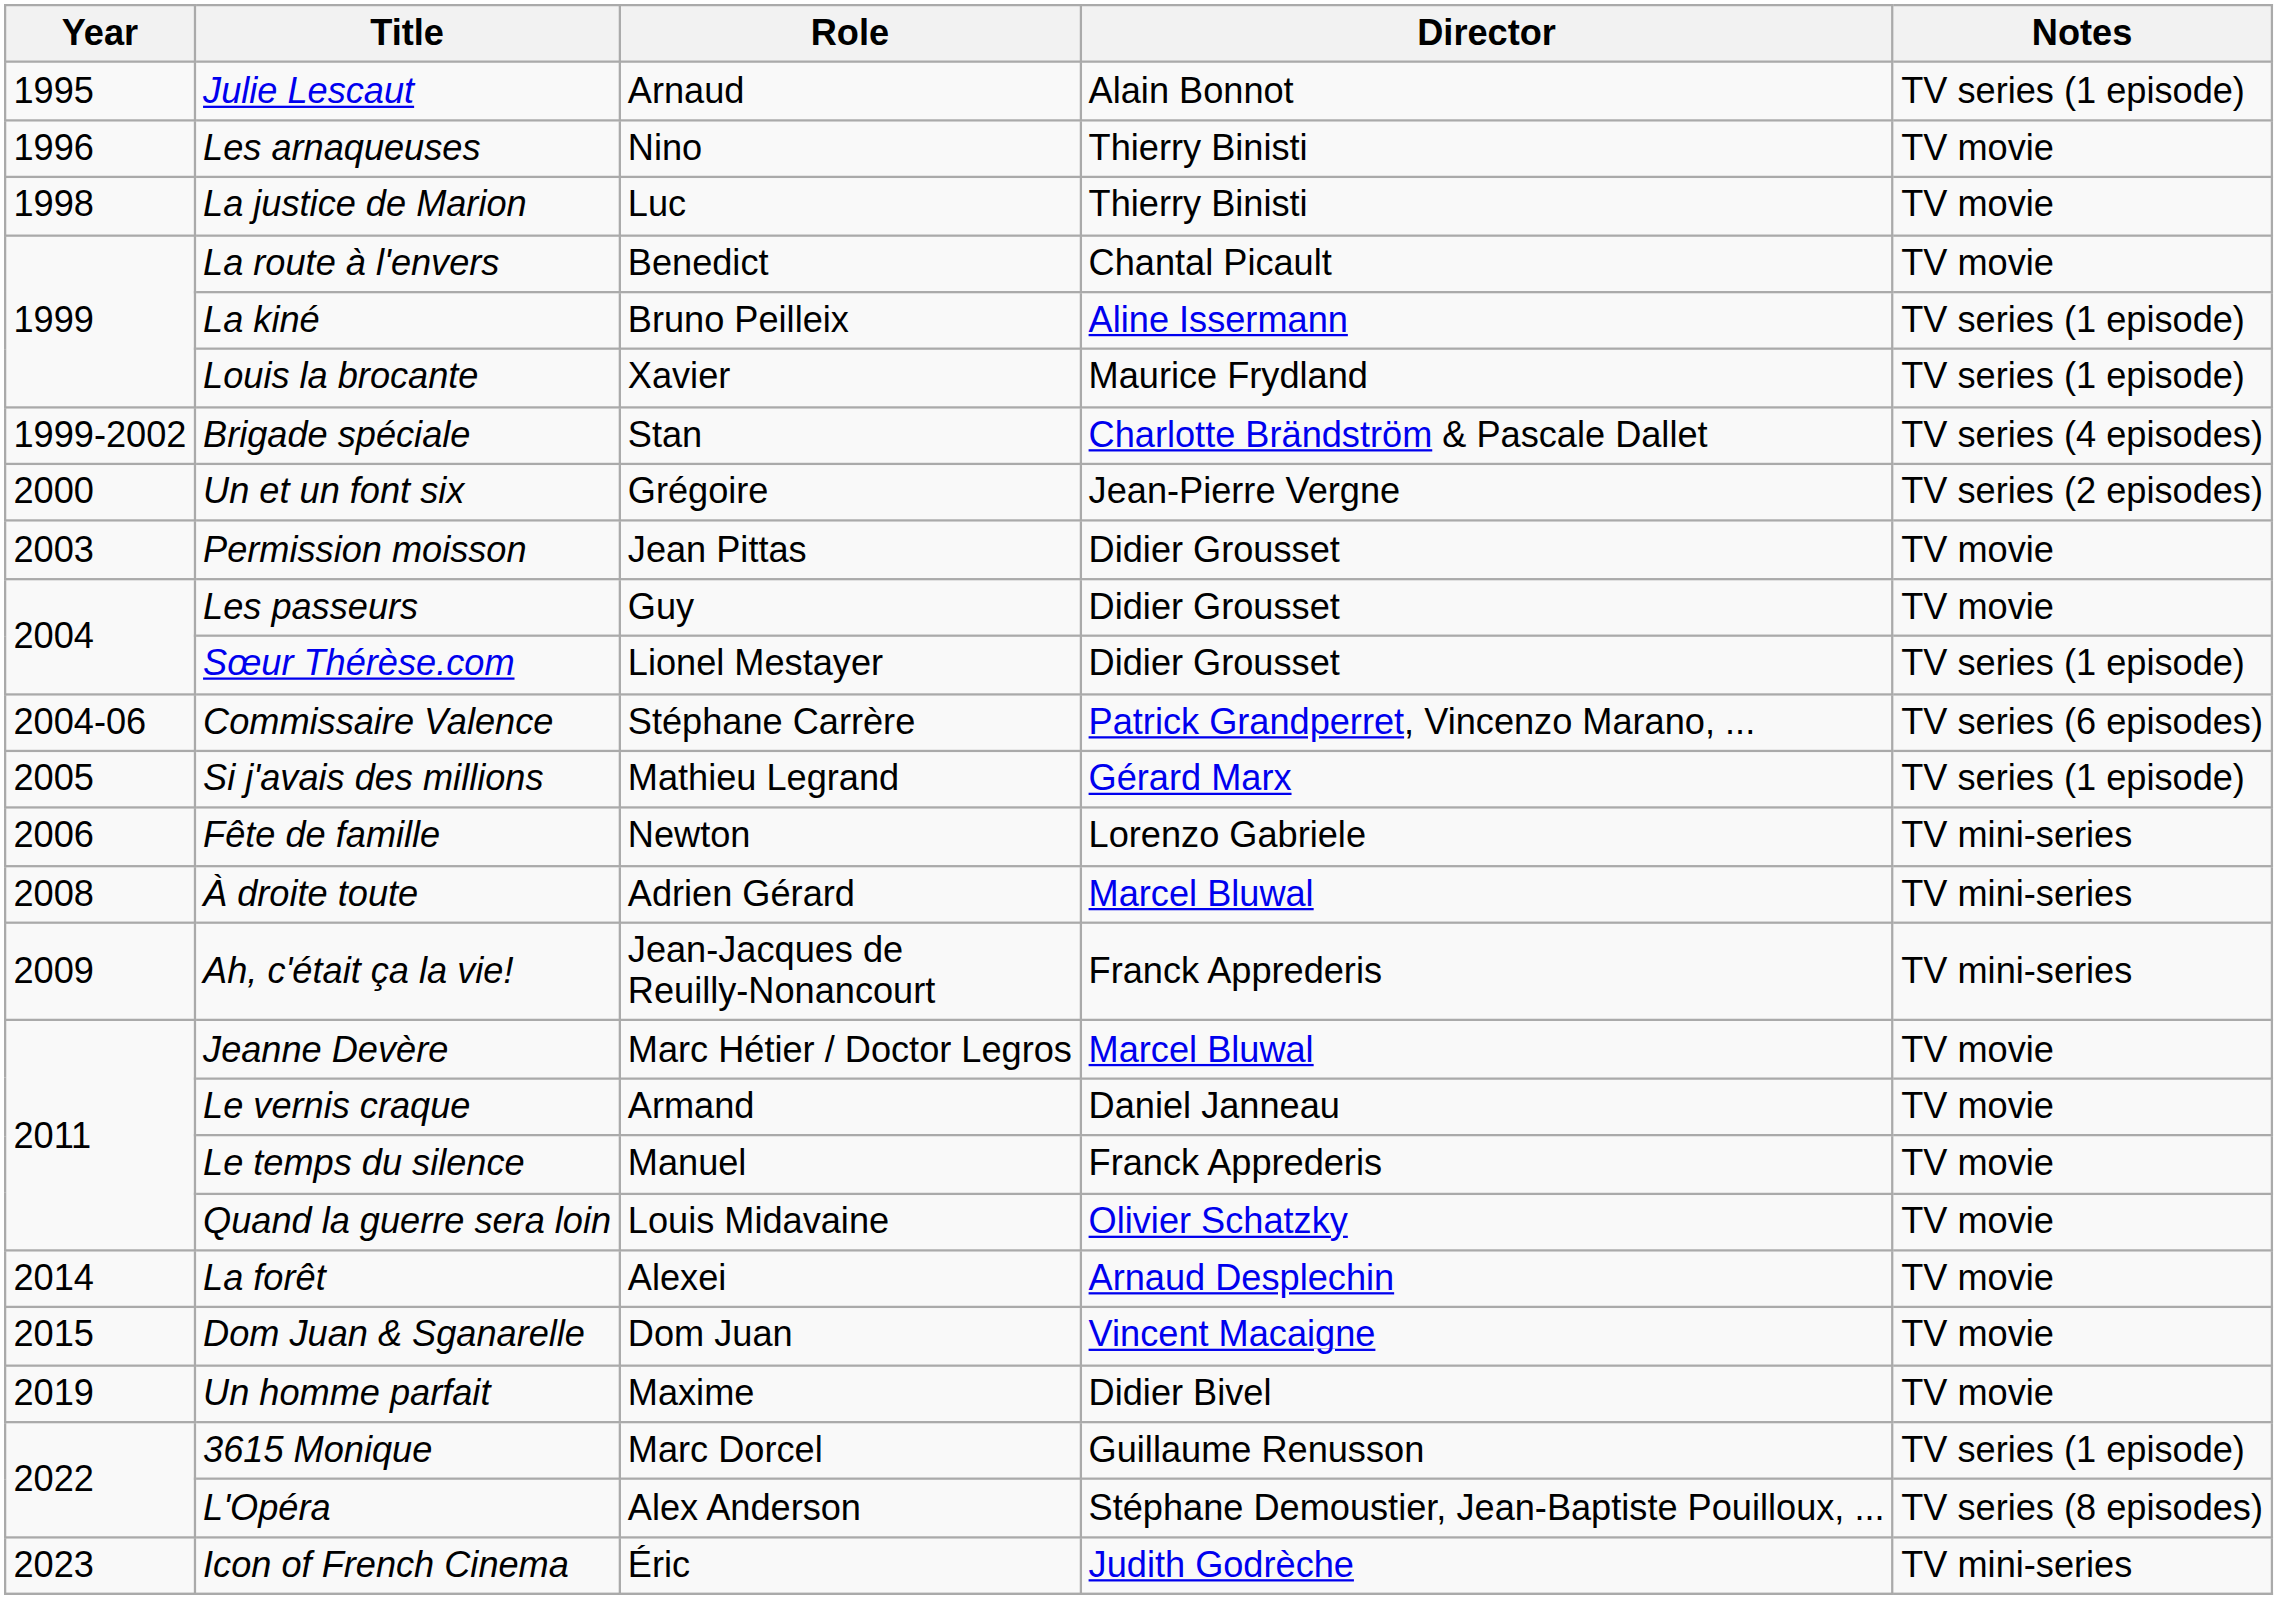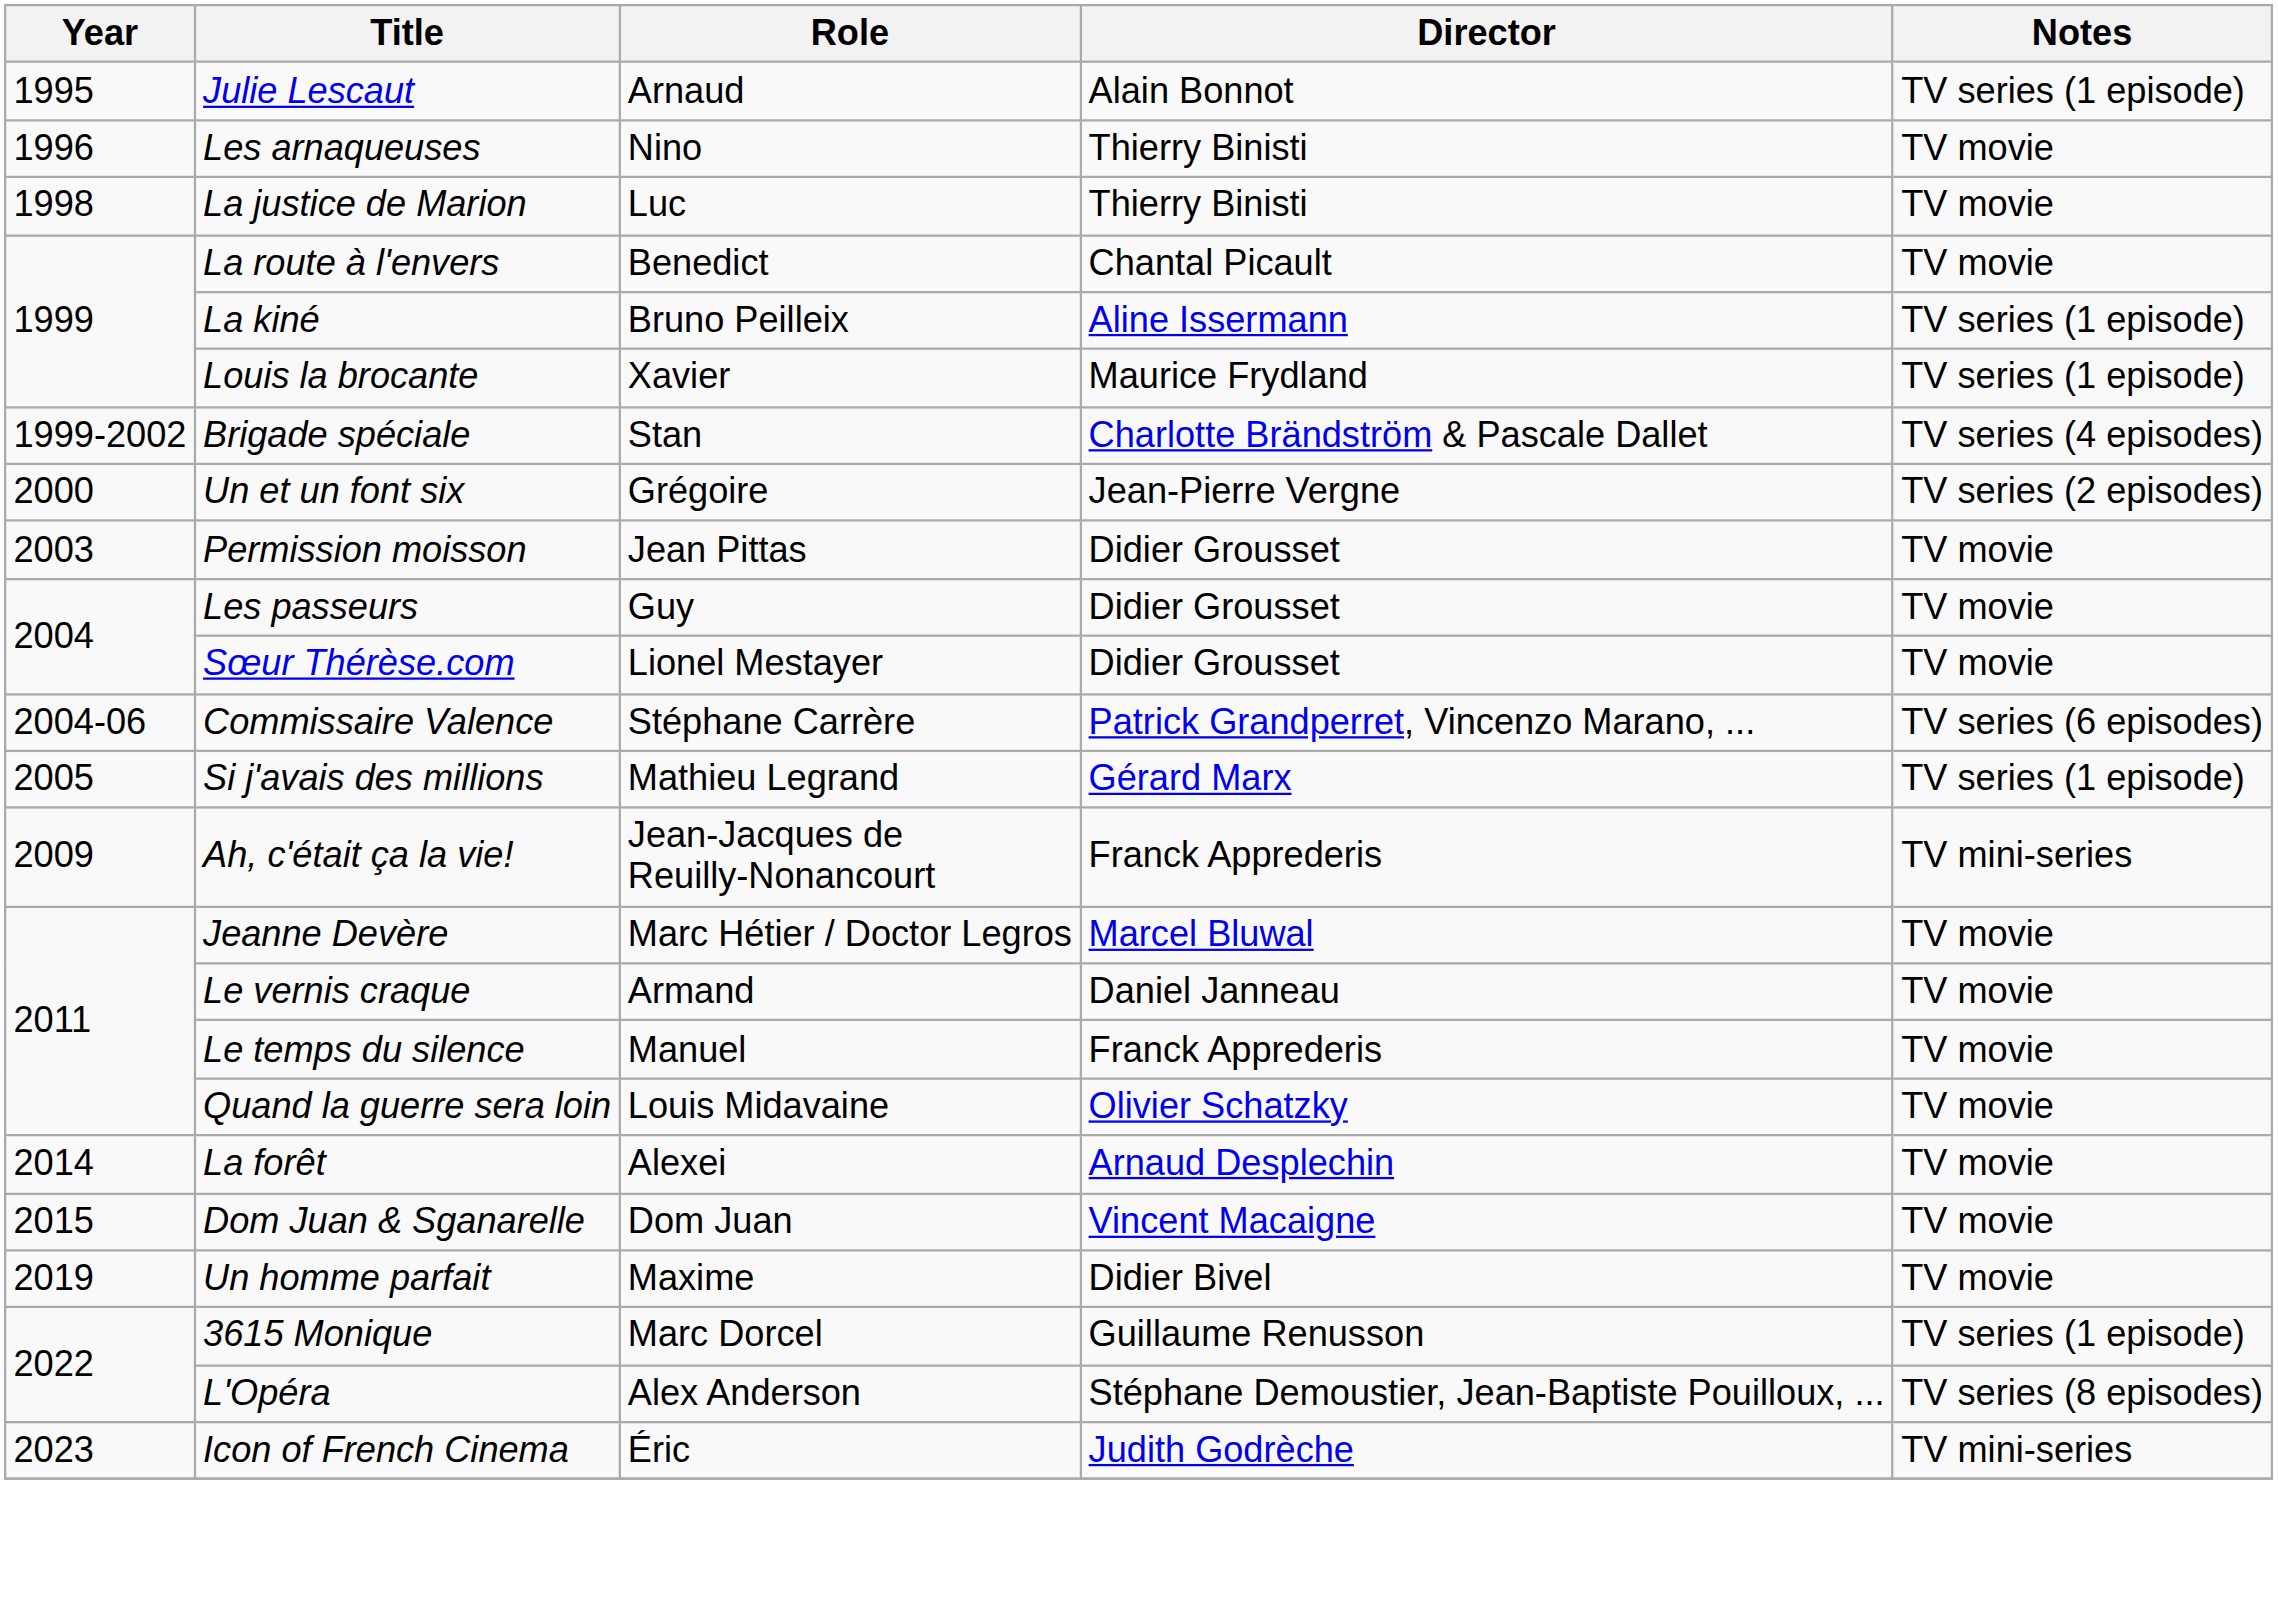(2073, 663) TV series (1 episode) -> (1978, 663) TV movie
- row: (322, 836)
- row: (311, 893)
